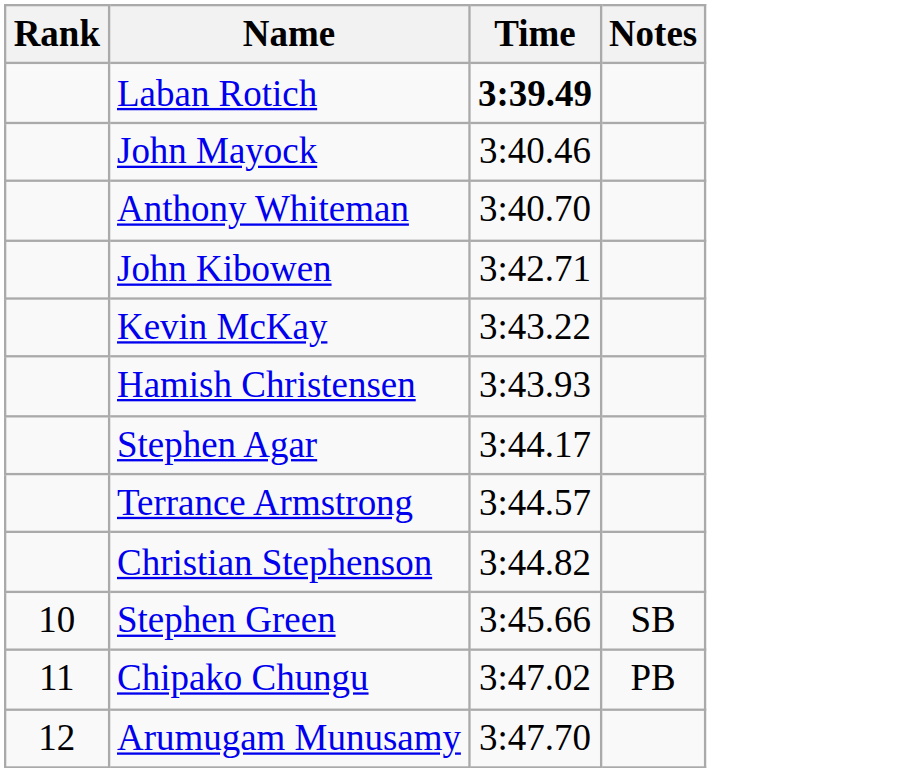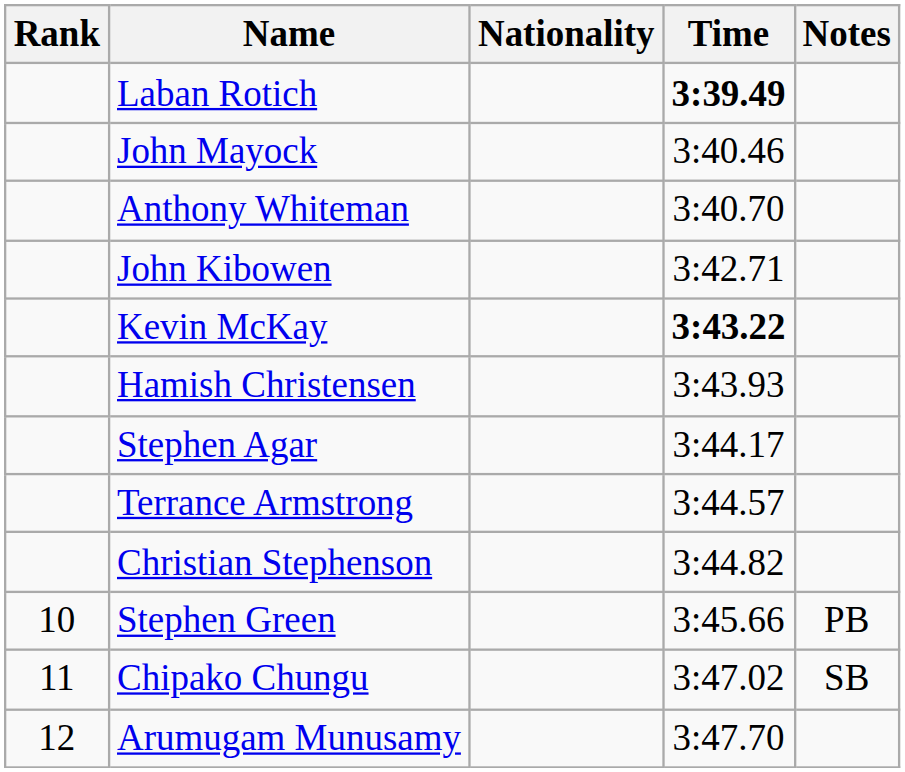+ column: (566, 33)
(535, 326) normal -> (729, 326) bold
(653, 619) SB -> (847, 619) PB
(653, 678) PB -> (847, 678) SB
